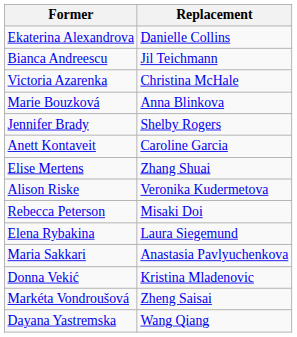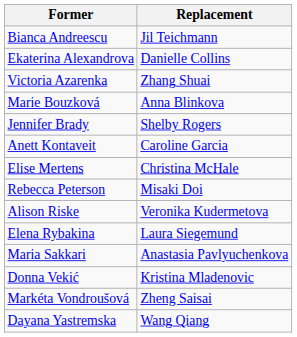rows swapped: (71, 37) <-> (57, 59)
(190, 80) Christina McHale -> (175, 80) Zhang Shuai
(175, 168) Zhang Shuai -> (190, 168) Christina McHale
rows swapped: (56, 211) <-> (43, 189)
